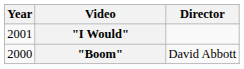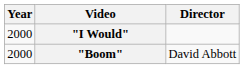(20, 34) 2001 -> (20, 34) 2000
